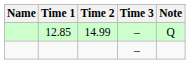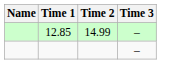- column: (171, 13)
